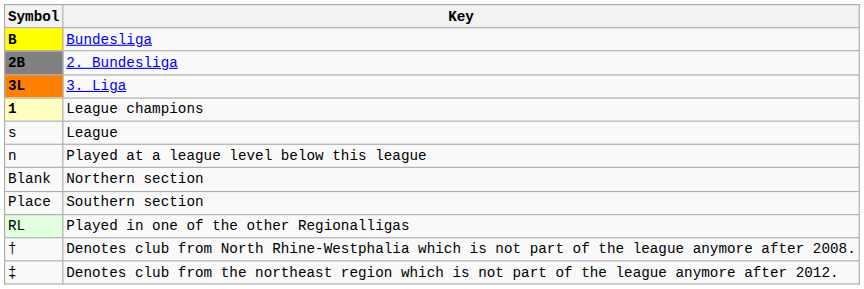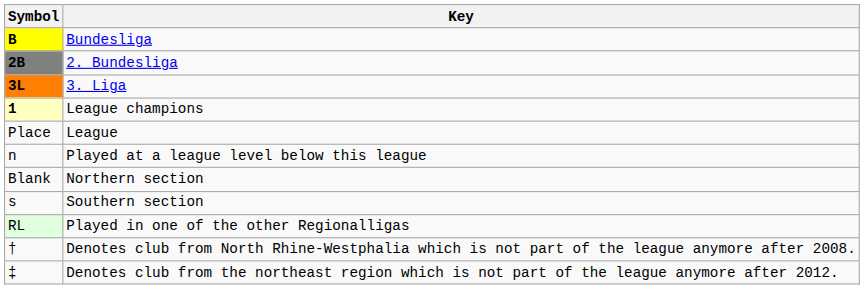(12, 133) s -> (29, 133) Place
(29, 203) Place -> (12, 203) s
